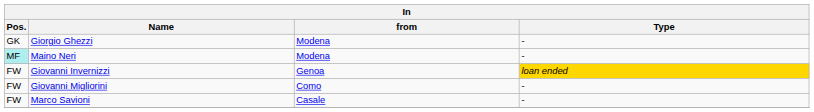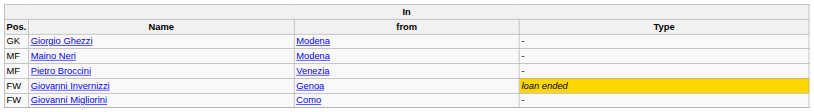(13, 56) paleturquoise background -> (13, 56) no background
+ row: (61, 71)
- row: (60, 101)
